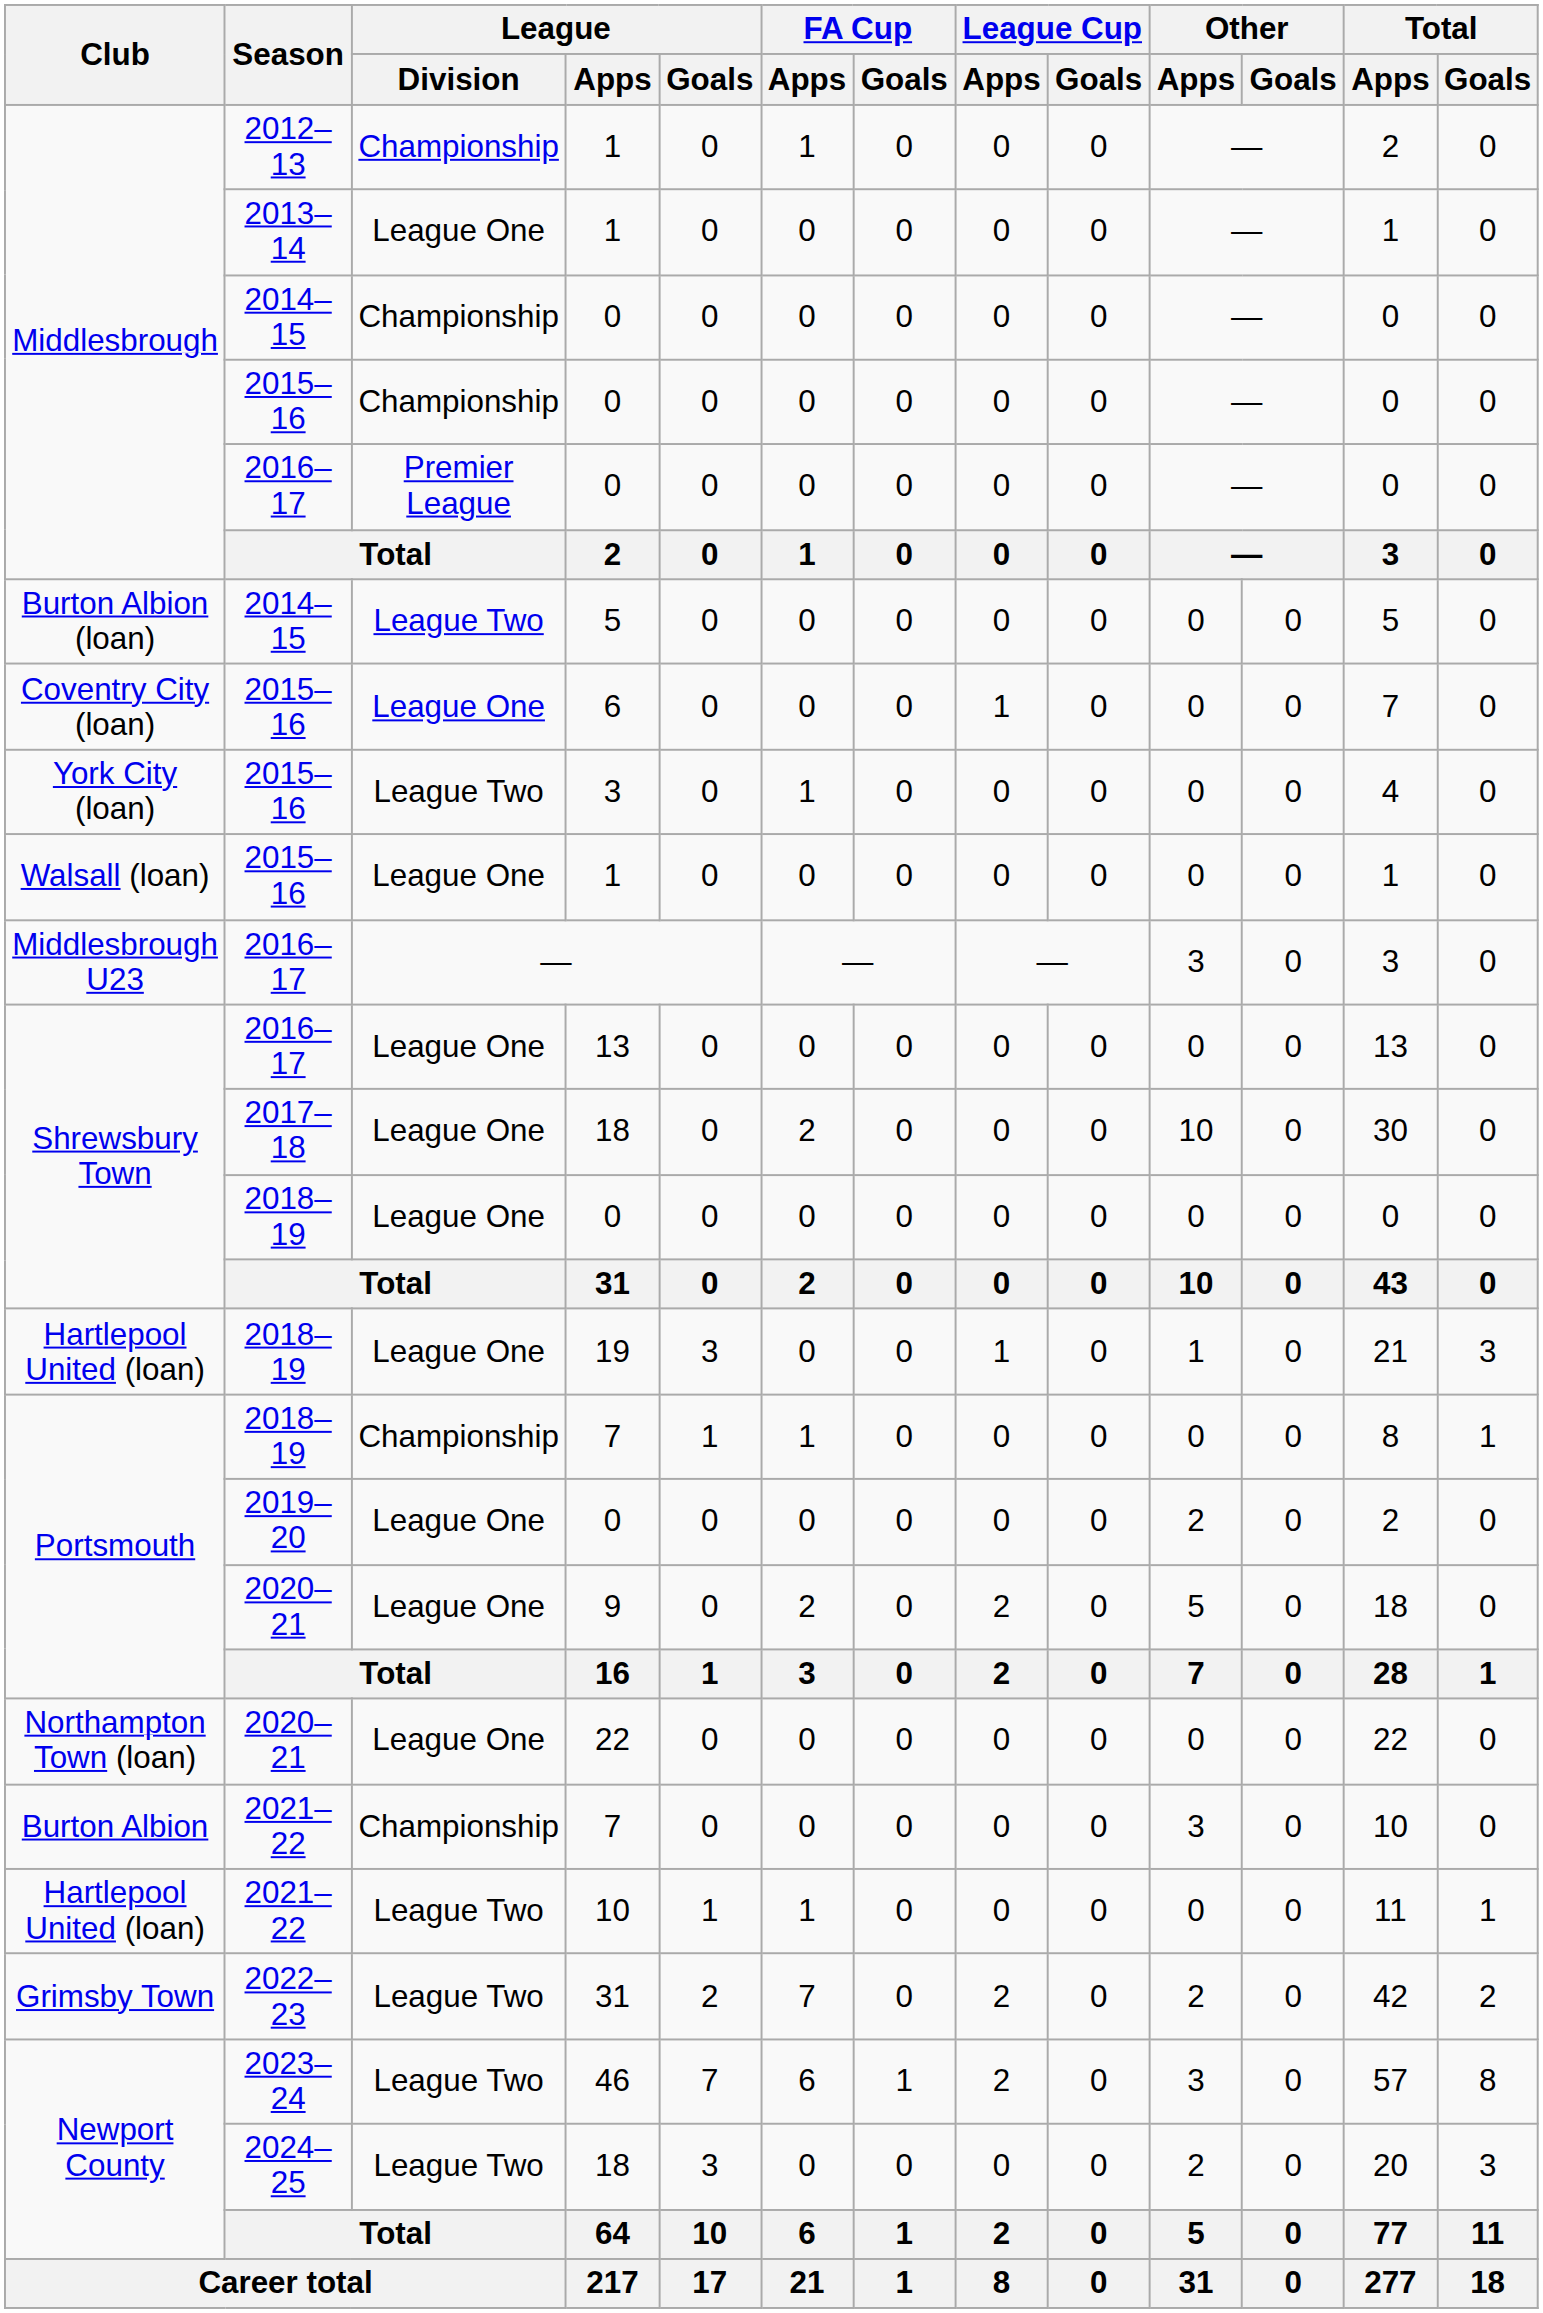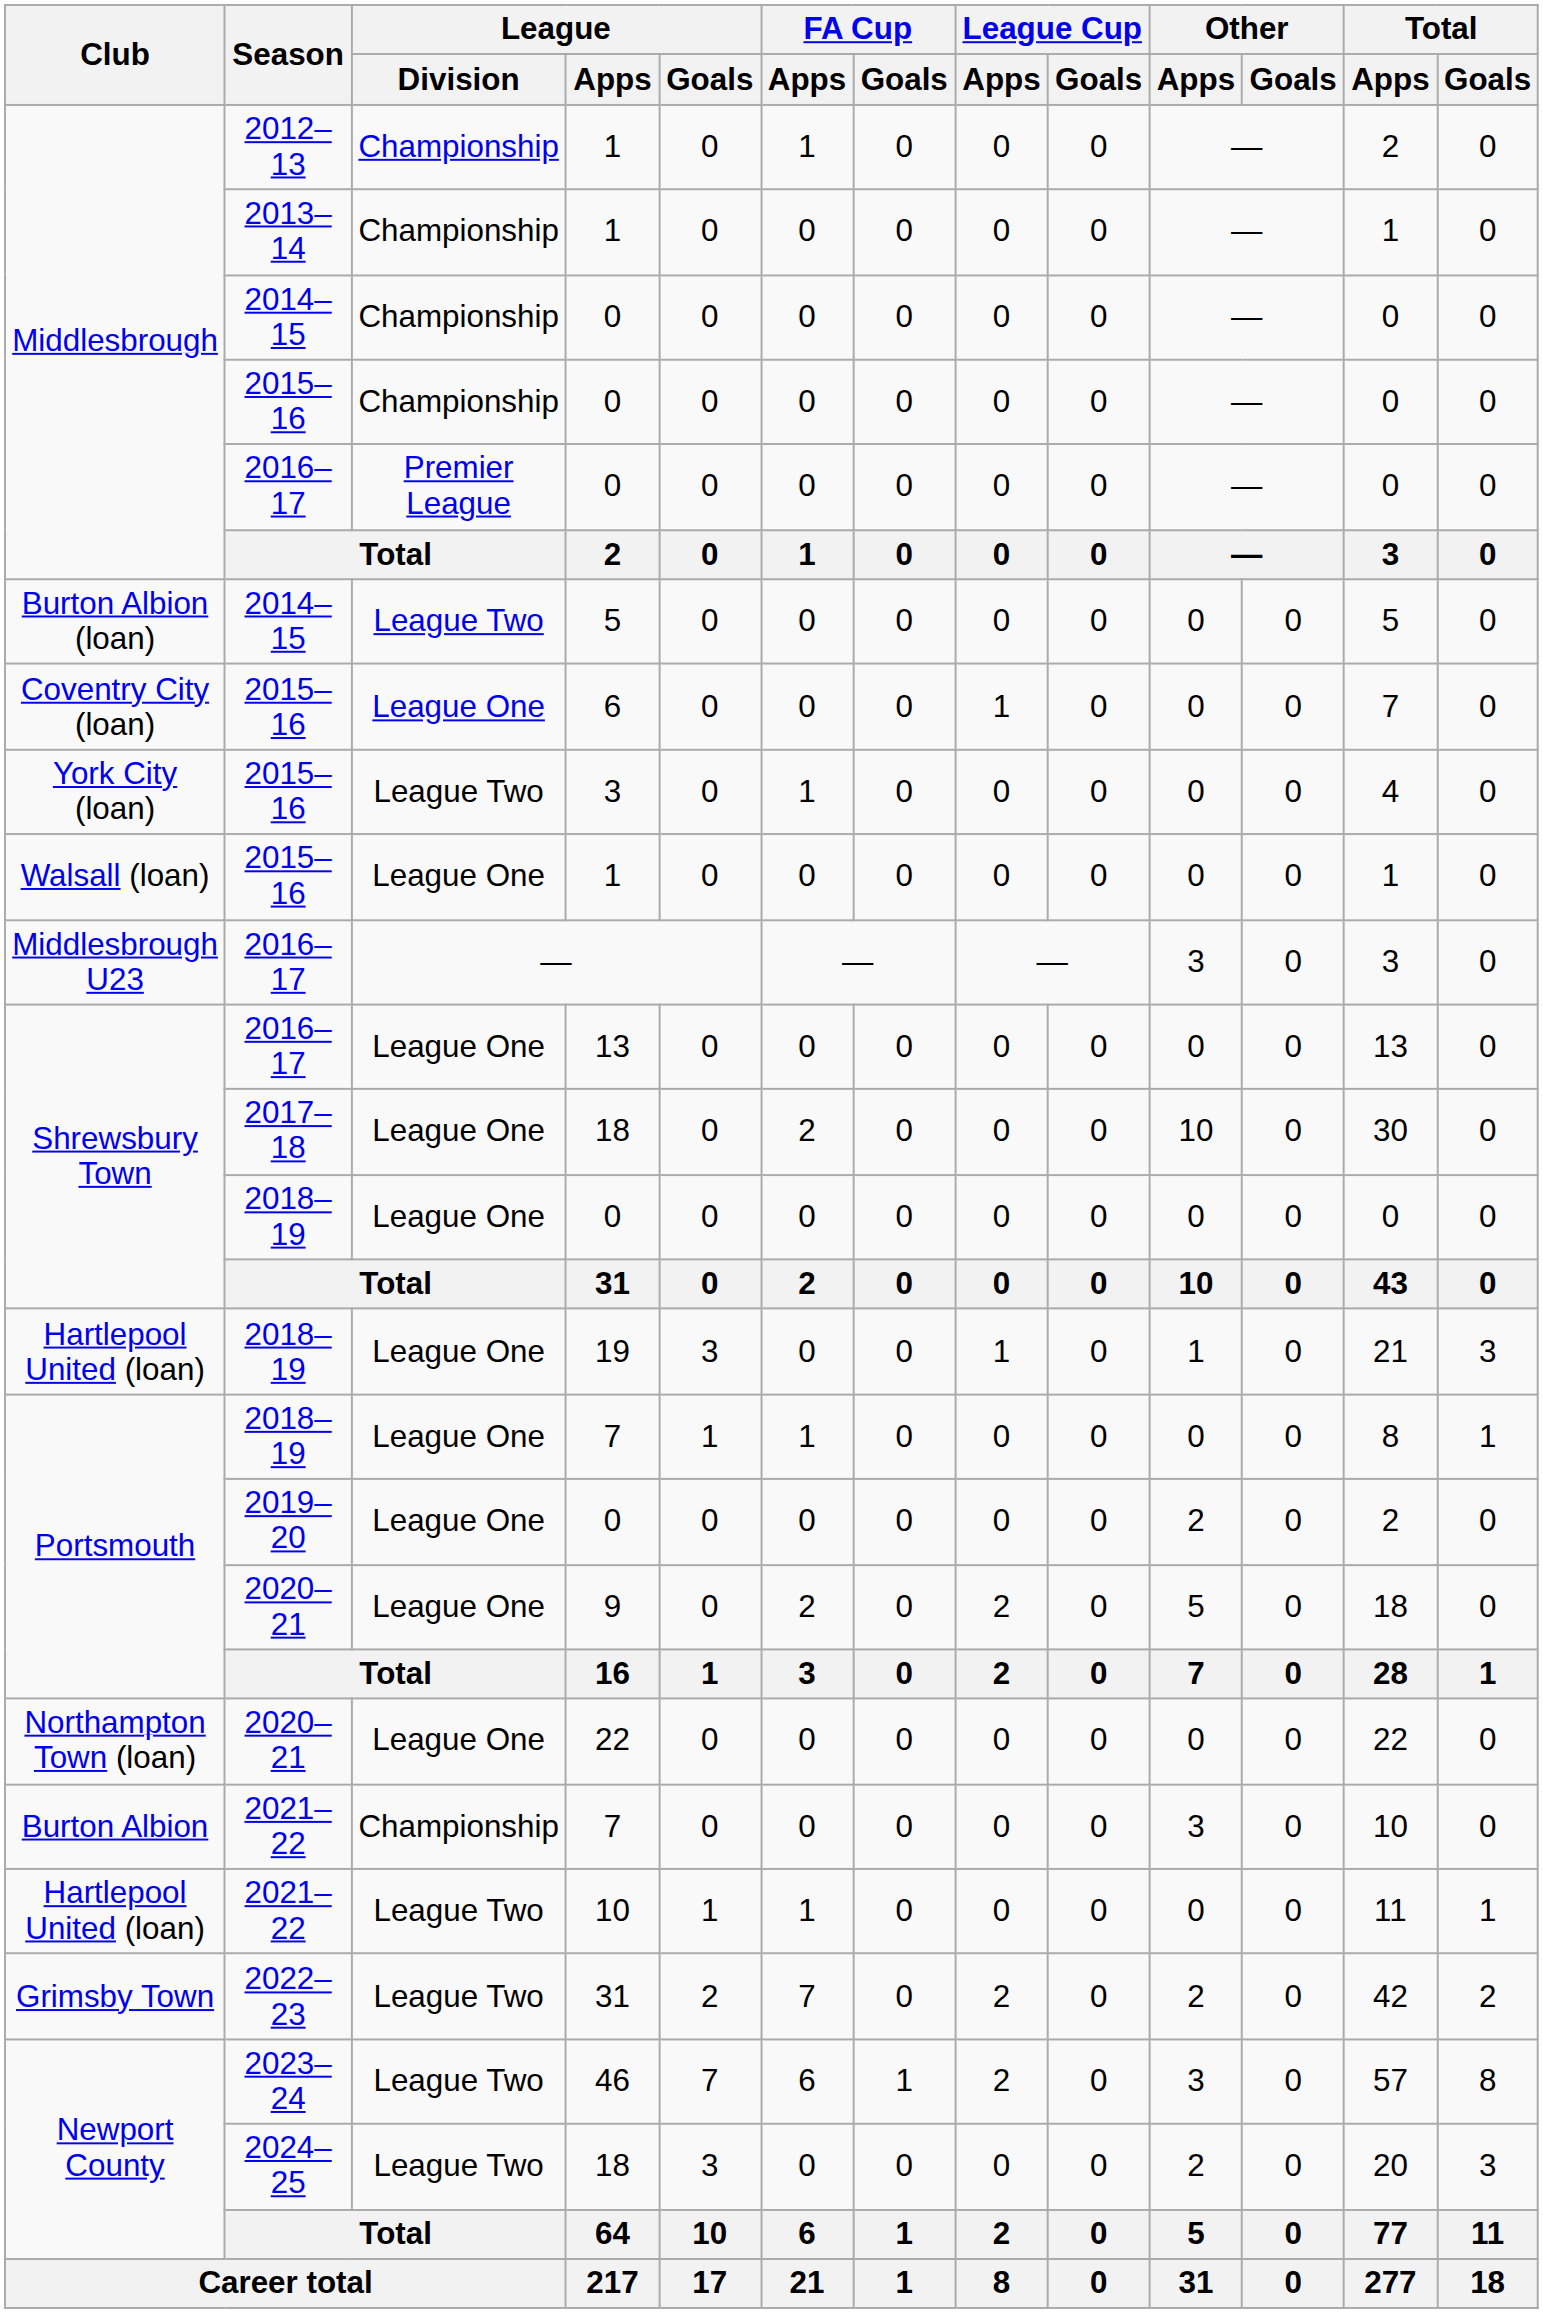(459, 231) League One -> (459, 231) Championship
(459, 1436) Championship -> (459, 1436) League One
